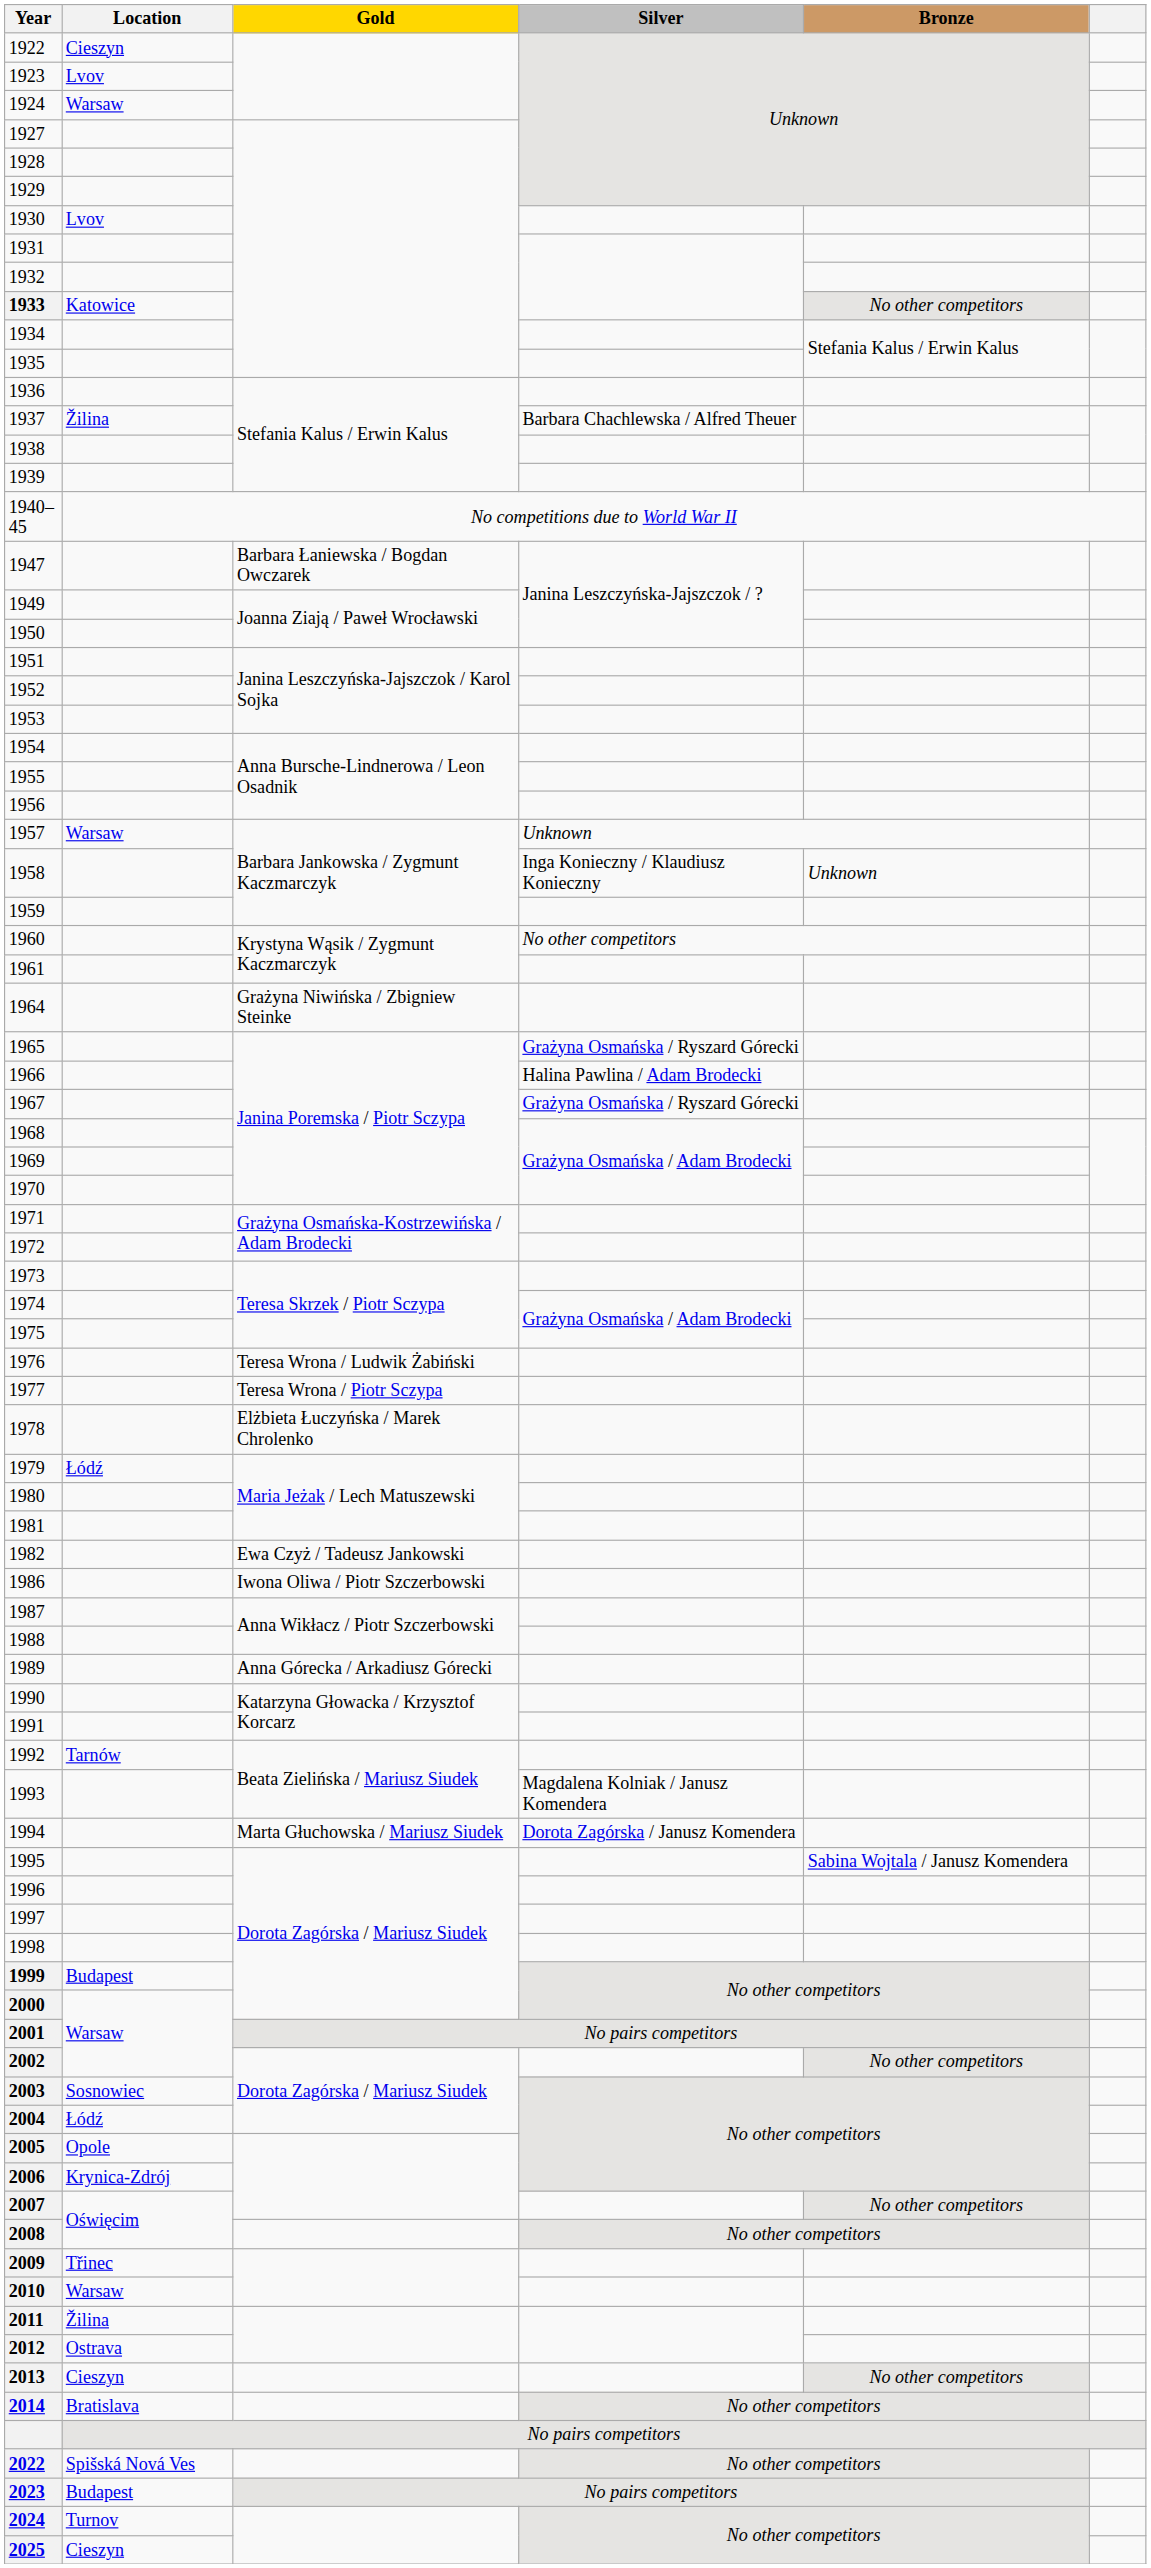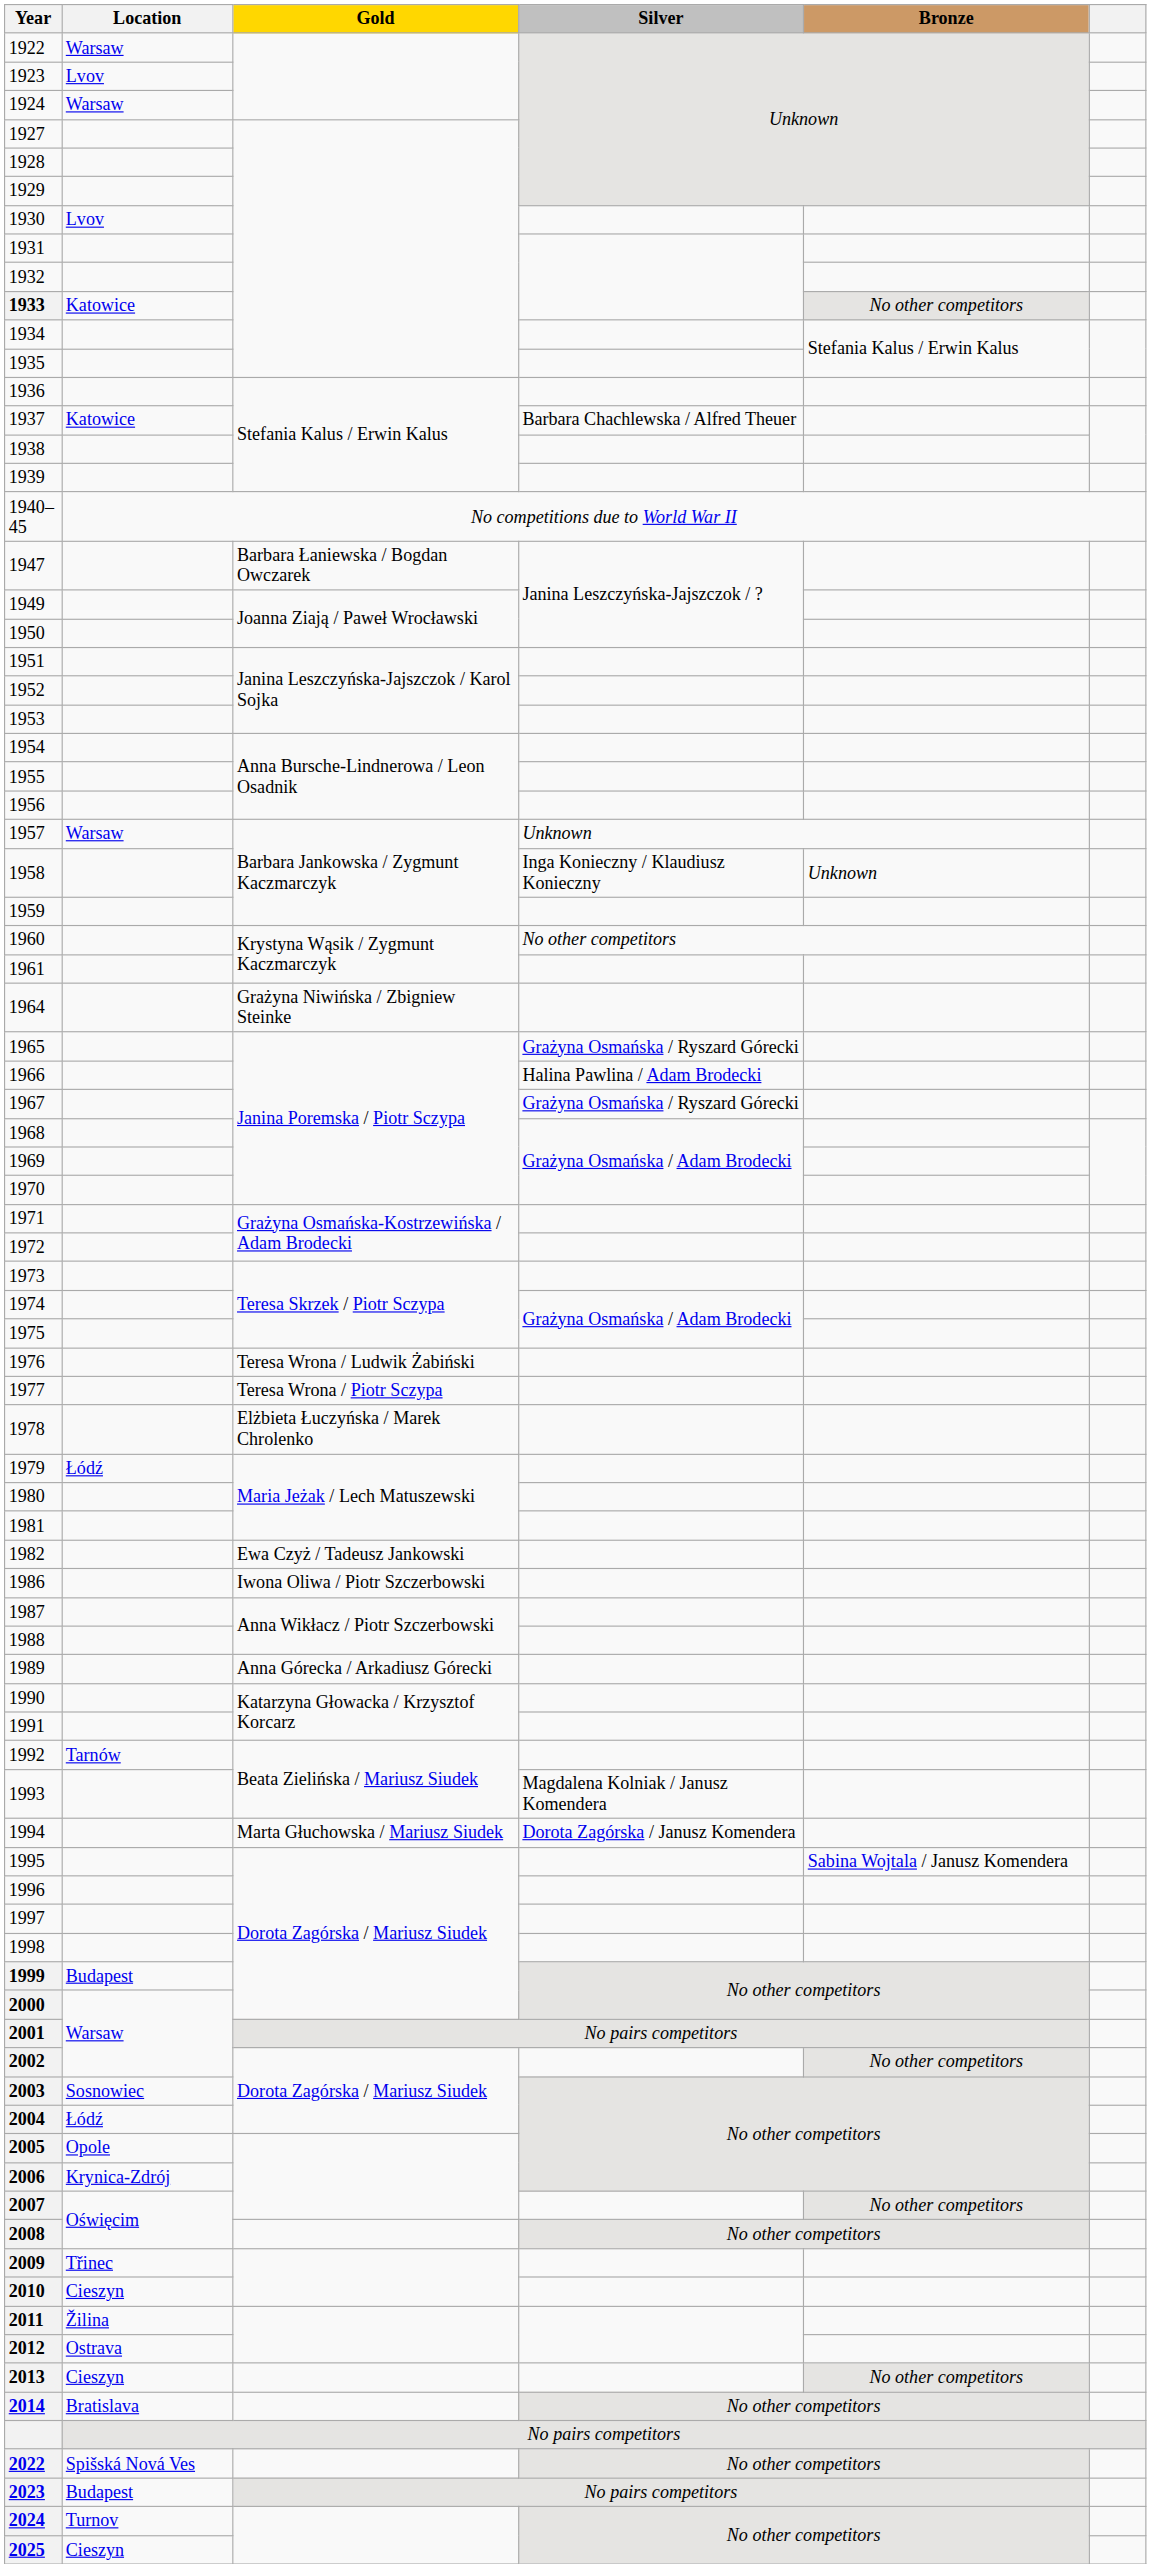(95, 47) Cieszyn -> (95, 47) Warsaw
(87, 420) Žilina -> (100, 420) Katowice
(95, 2291) Warsaw -> (95, 2291) Cieszyn
